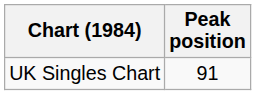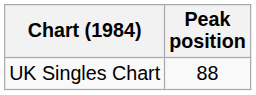(207, 73) 91 -> (207, 73) 88
